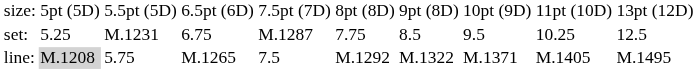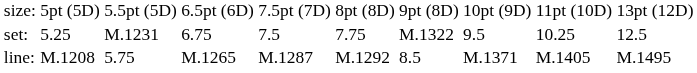(286, 34) M.1287 -> (269, 34) 7.5
(410, 34) 8.5 -> (426, 34) M.1322
(68, 57) lightgrey background -> (68, 57) no background
(269, 57) 7.5 -> (286, 57) M.1287
(426, 57) M.1322 -> (410, 57) 8.5
